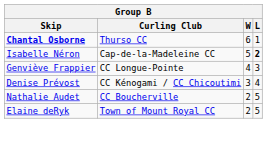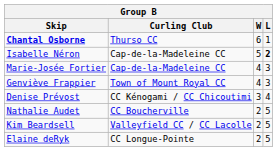+ row: (56, 68)
(142, 68) CC Longue-Pointe -> (168, 82) Town of Mount Royal CC
+ row: (40, 125)
(157, 111) Town of Mount Royal CC -> (152, 139) CC Longue-Pointe
